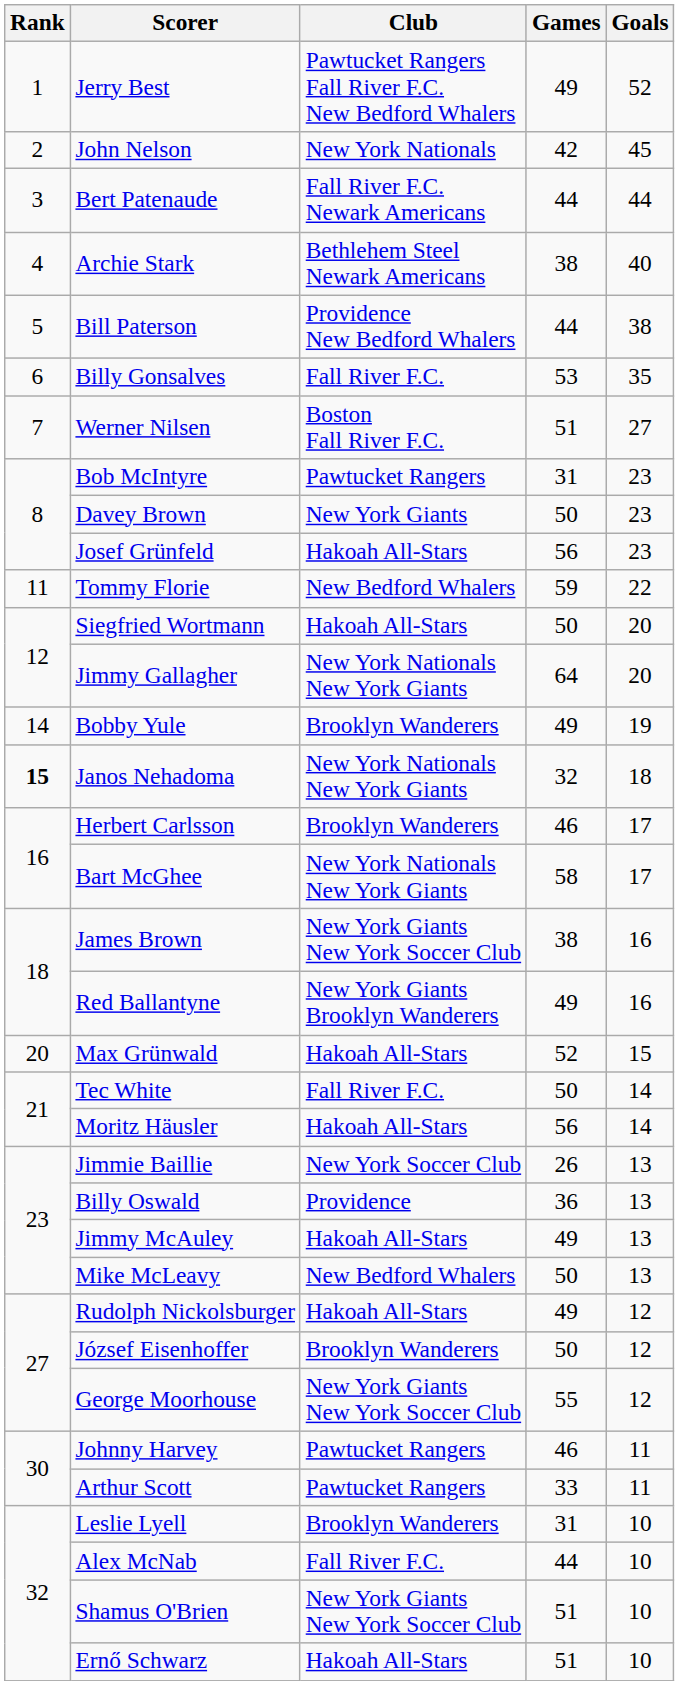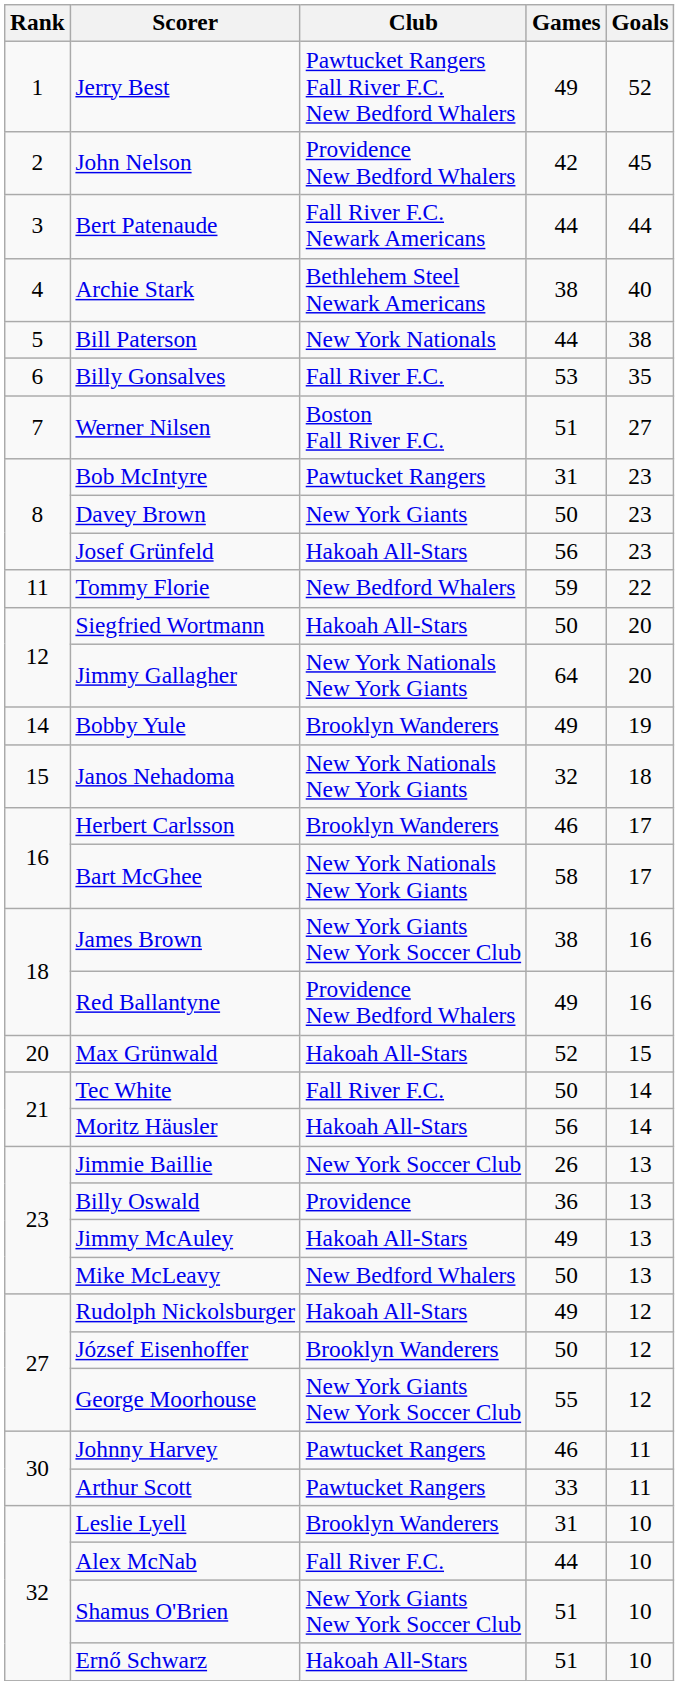(401, 149) New York Nationals -> (411, 162) Providence New Bedford Whalers
(411, 326) Providence New Bedford Whalers -> (401, 339) New York Nationals
(37, 775) bold -> (37, 775) normal
(402, 1002) New York Giants Brooklyn Wanderers -> (411, 1002) Providence New Bedford Whalers
